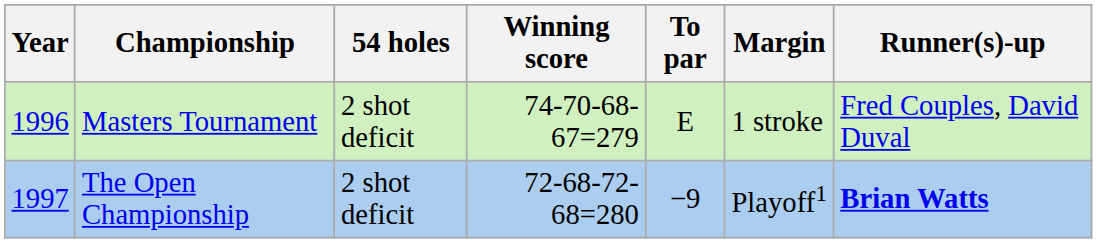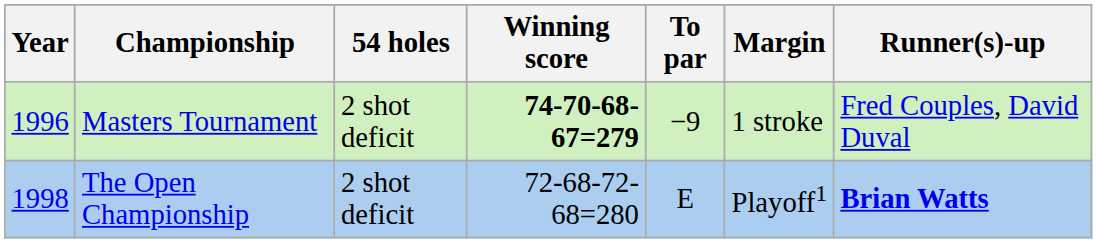(582, 120) normal -> (582, 120) bold
(685, 120) E -> (685, 120) −9
(40, 198) 1997 -> (40, 198) 1998
(685, 198) −9 -> (685, 198) E
